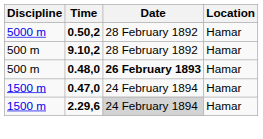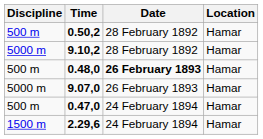(27, 32) 5000 m -> (23, 32) 500 m
(23, 50) 500 m -> (27, 50) 5000 m
+ row: (84, 87)
(27, 87) 1500 m -> (23, 106) 500 m
(152, 106) lightgrey background -> (152, 124) no background
